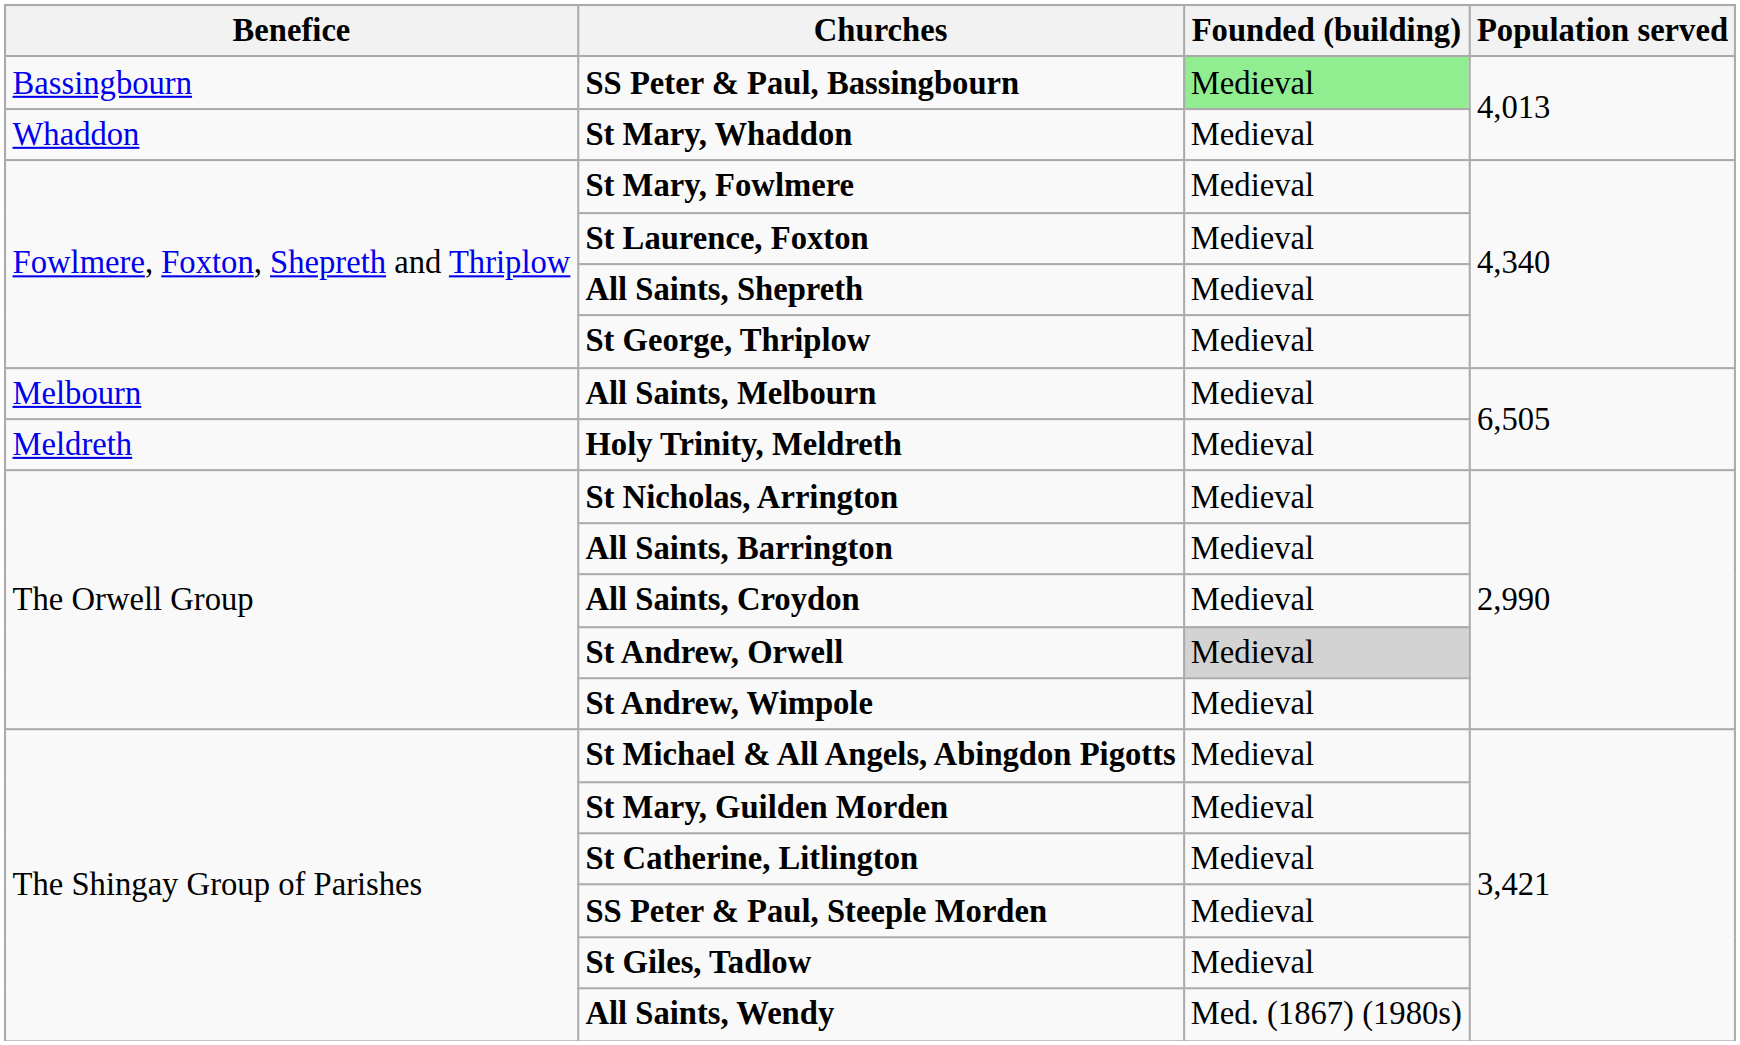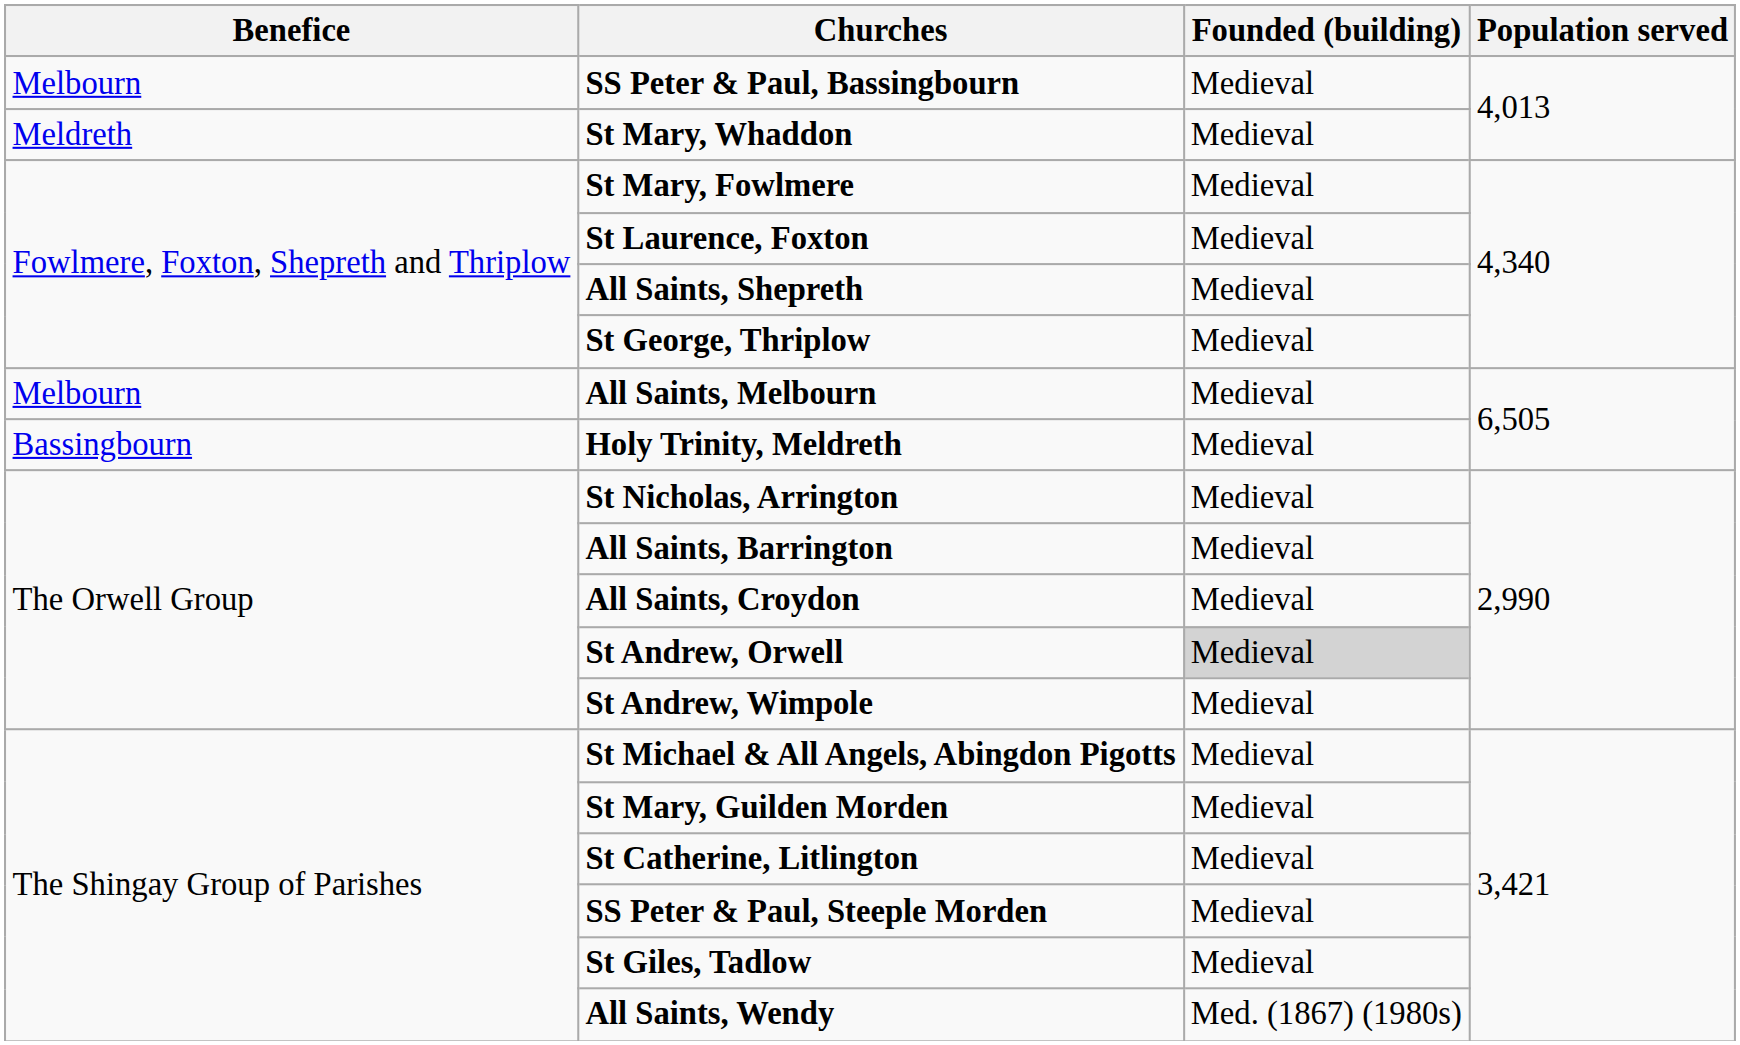(102, 82) Bassingbourn -> (77, 82) Melbourn
(1252, 82) lightgreen background -> (1252, 82) no background
(76, 133) Whaddon -> (72, 133) Meldreth
(72, 444) Meldreth -> (102, 444) Bassingbourn
